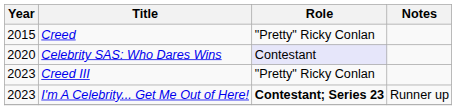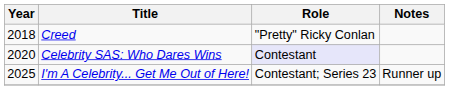(21, 34) 2015 -> (21, 34) 2018
- row: (65, 74)
(21, 94) 2023 -> (21, 74) 2025
(319, 94) bold -> (316, 74) normal
